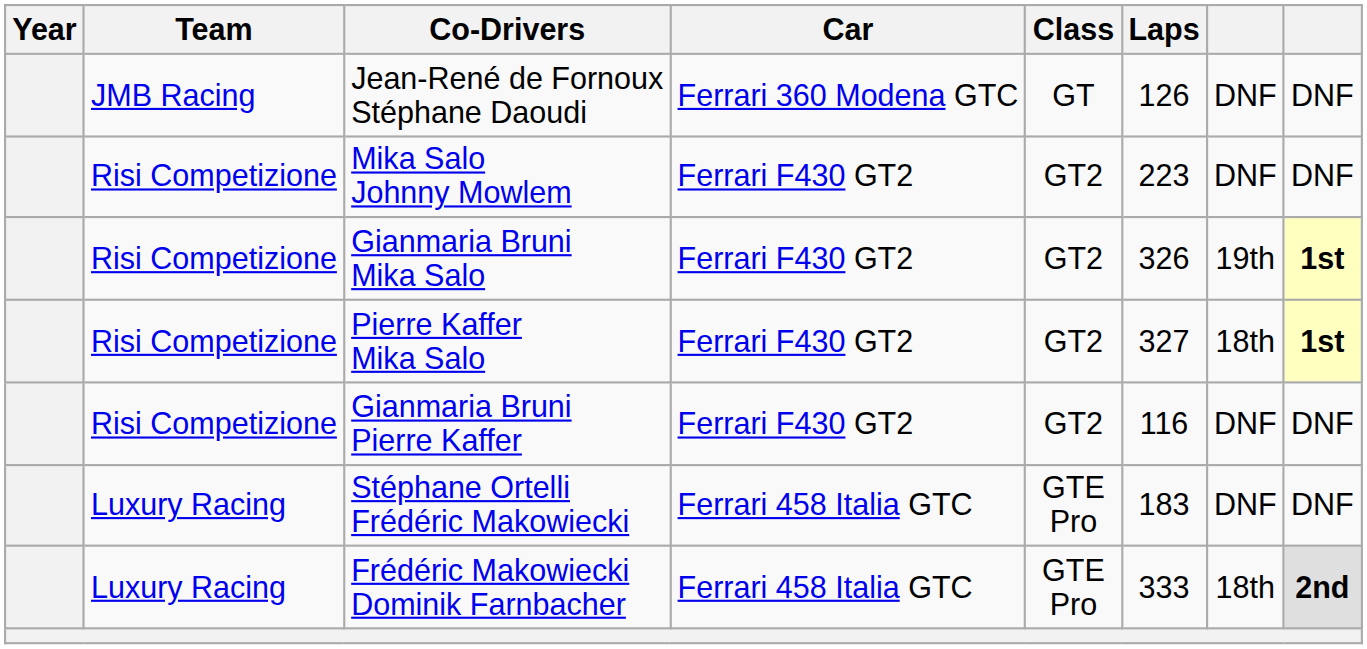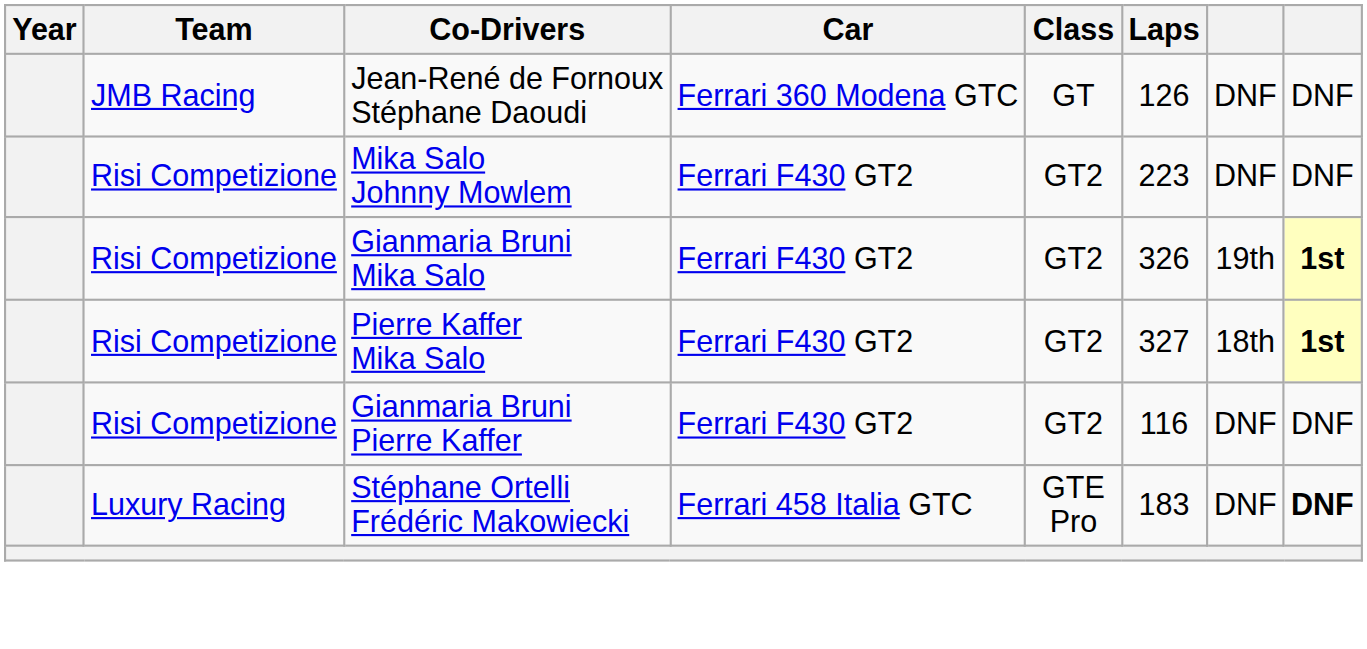(1322, 506) normal -> (1322, 506) bold
- row: (490, 588)
